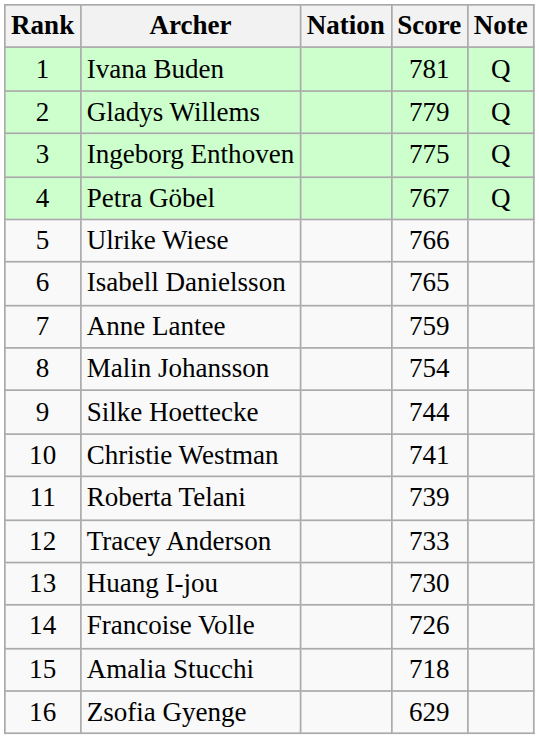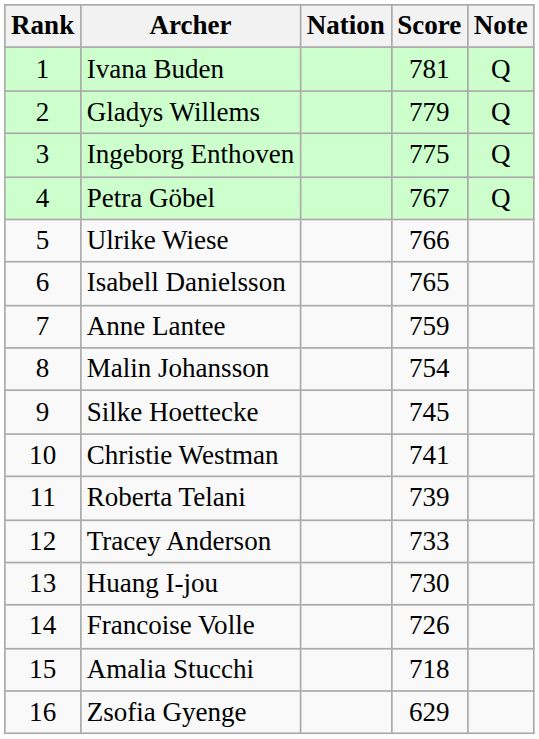(429, 411) 744 -> (429, 411) 745
